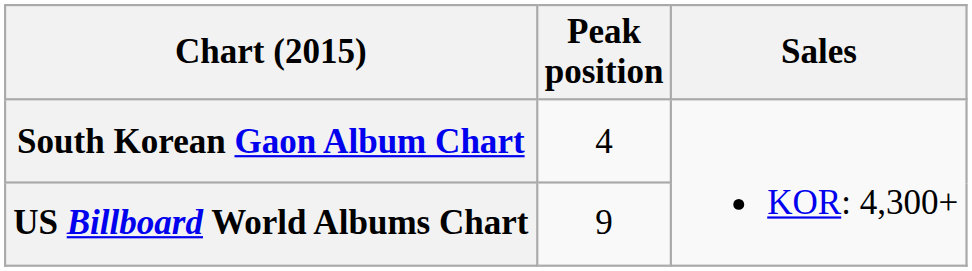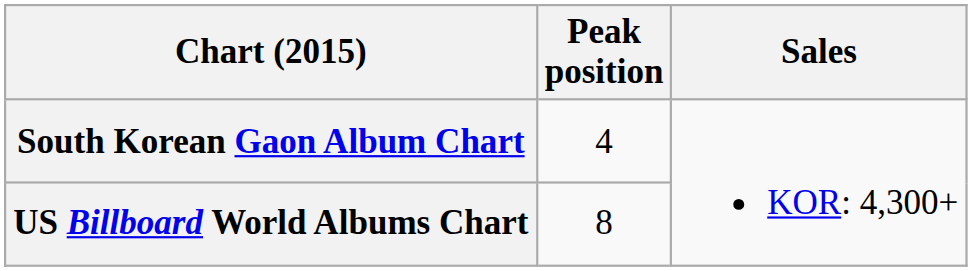(604, 223) 9 -> (604, 223) 8
